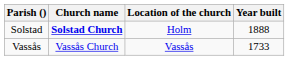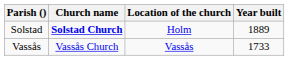(259, 30) 1888 -> (259, 30) 1889
